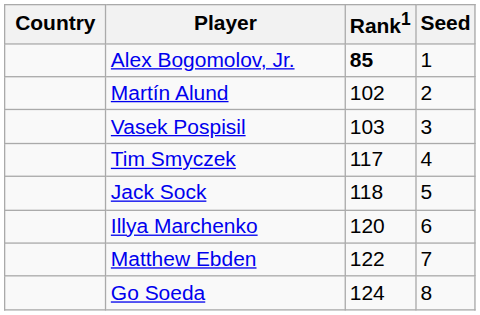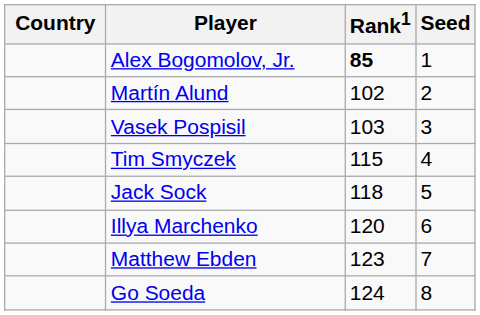(366, 159) 117 -> (366, 159) 115
(367, 259) 122 -> (367, 259) 123
